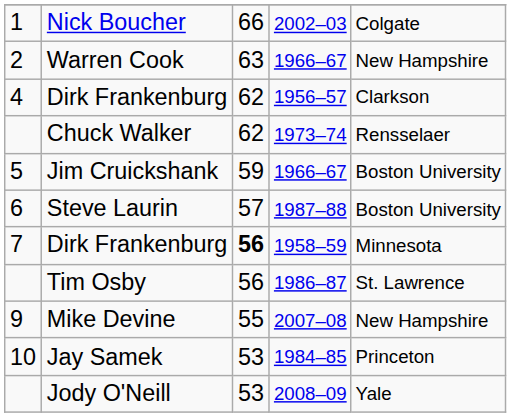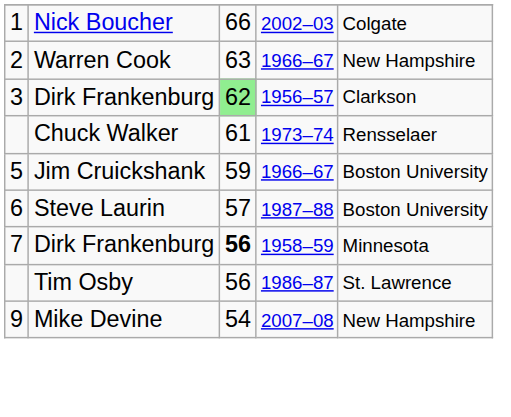(17, 97) 4 -> (17, 97) 3
(251, 97) no background -> (238, 97) lightgreen background
(251, 134) 62 -> (238, 134) 61
(251, 319) 55 -> (238, 319) 54
- row: (105, 356)
- row: (109, 393)
